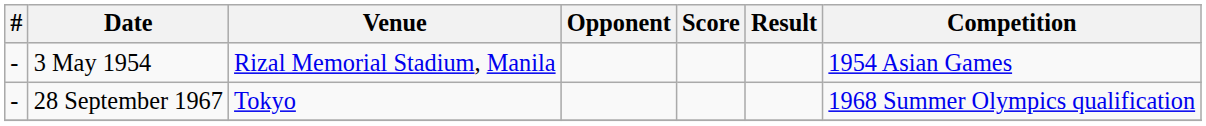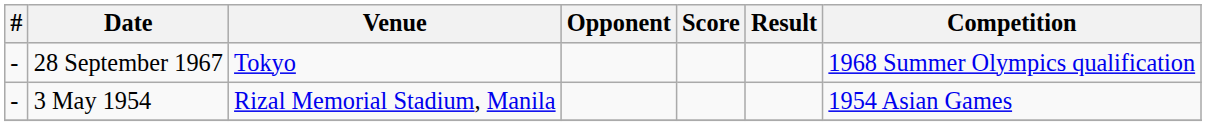rows swapped: (93, 62) <-> (128, 100)
